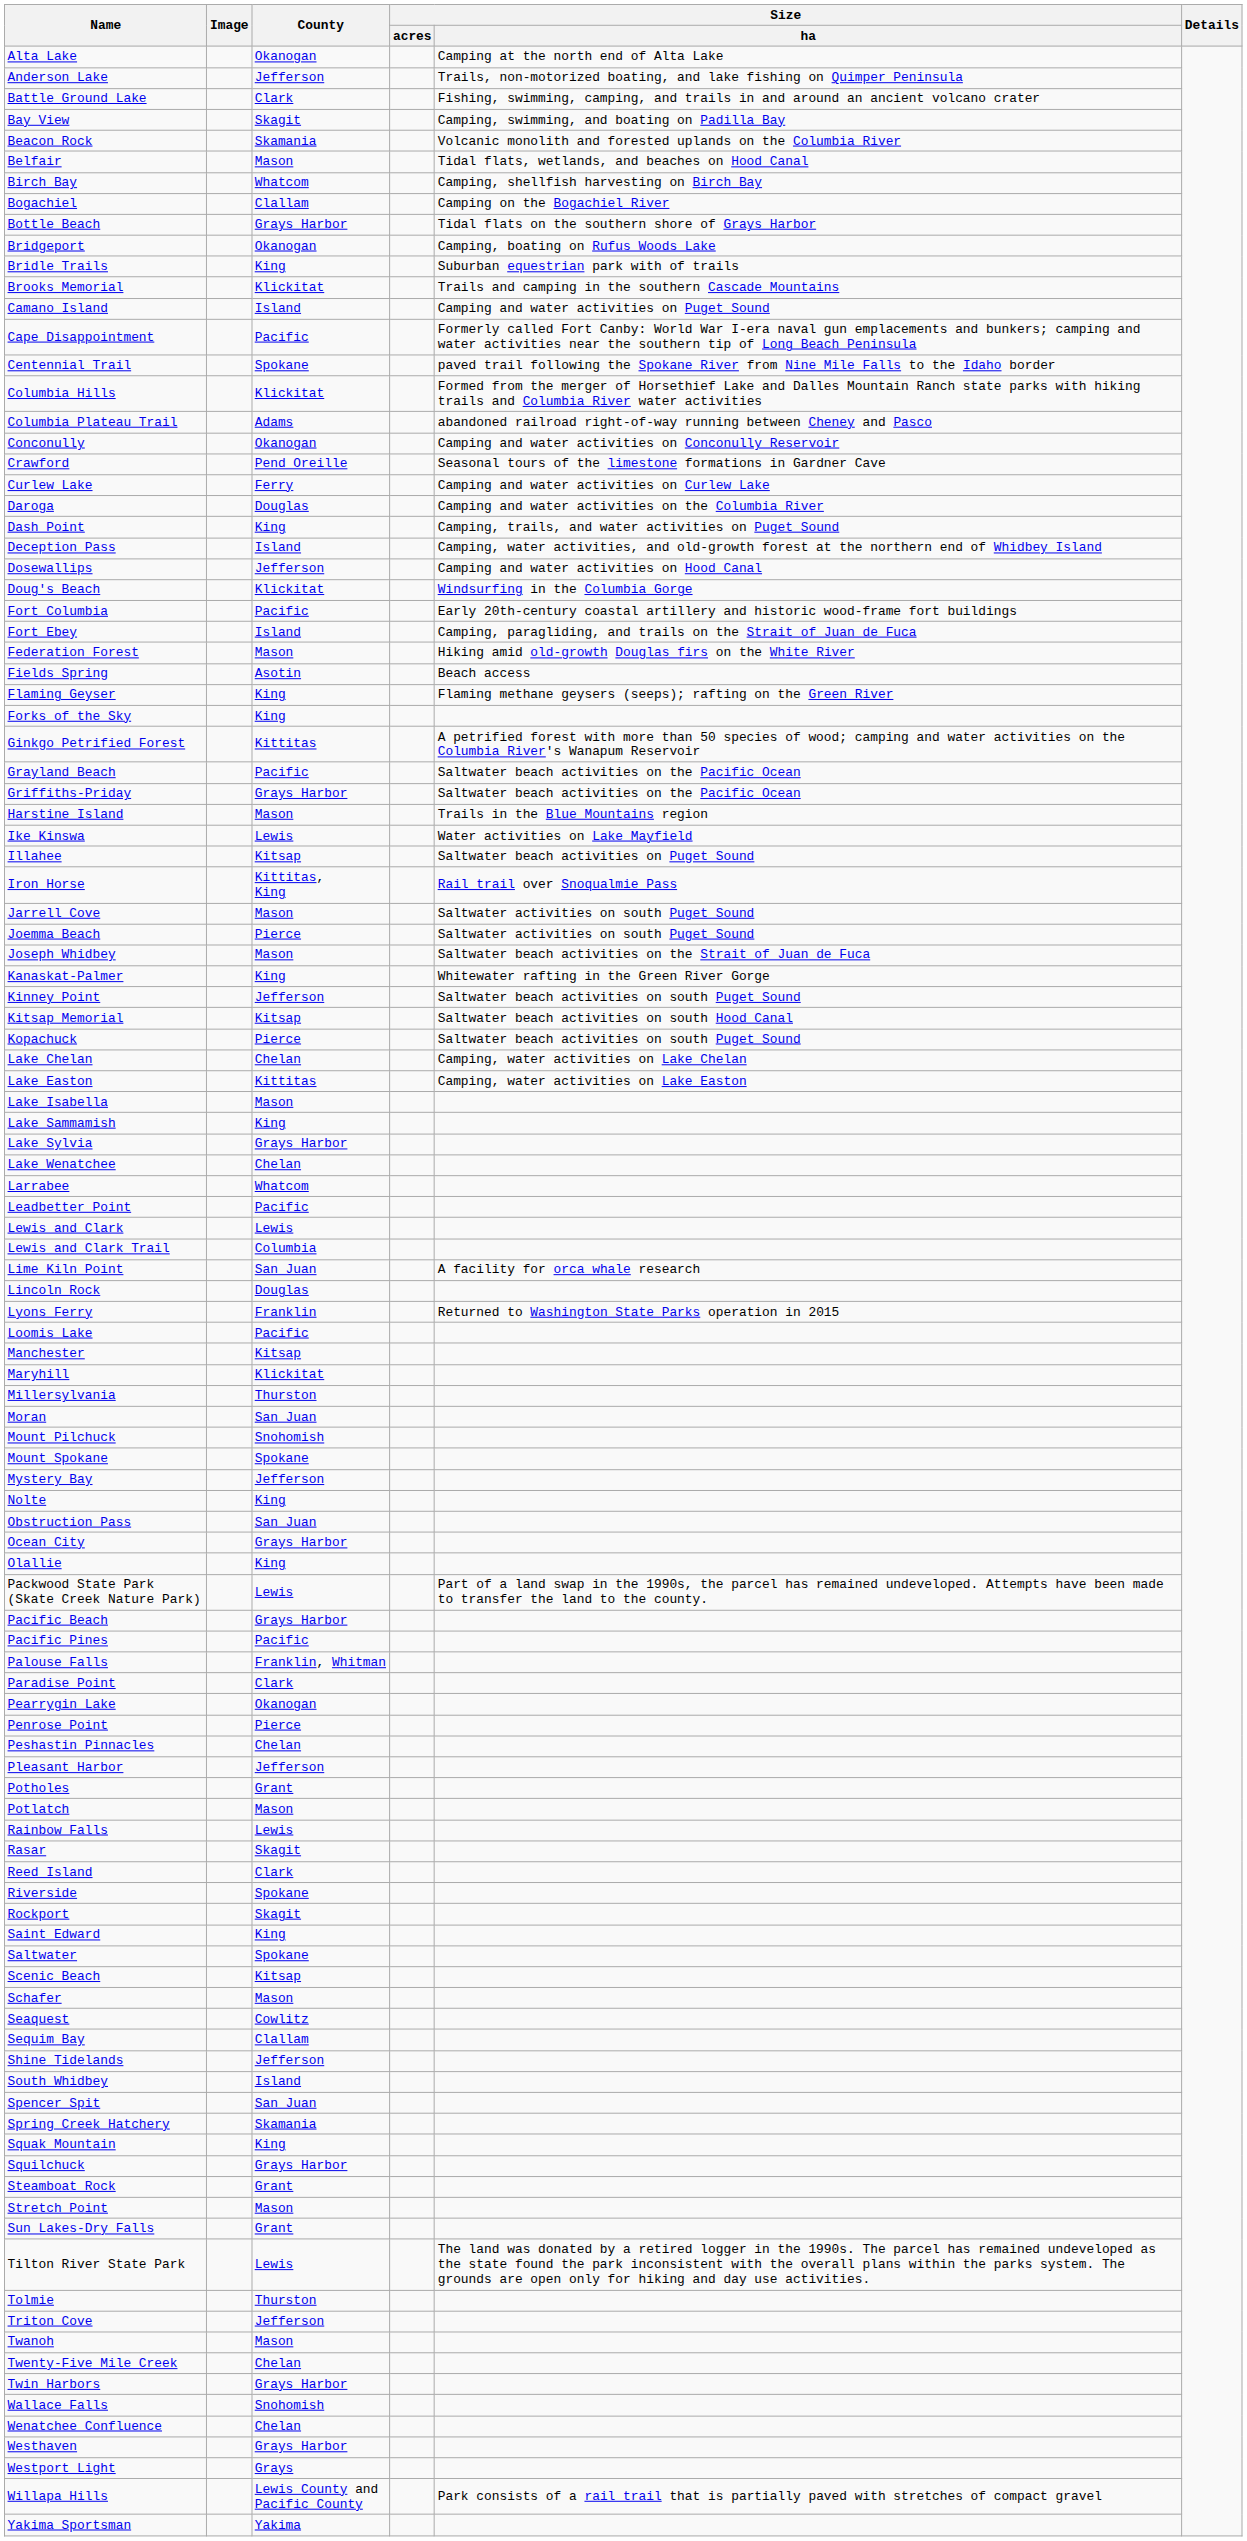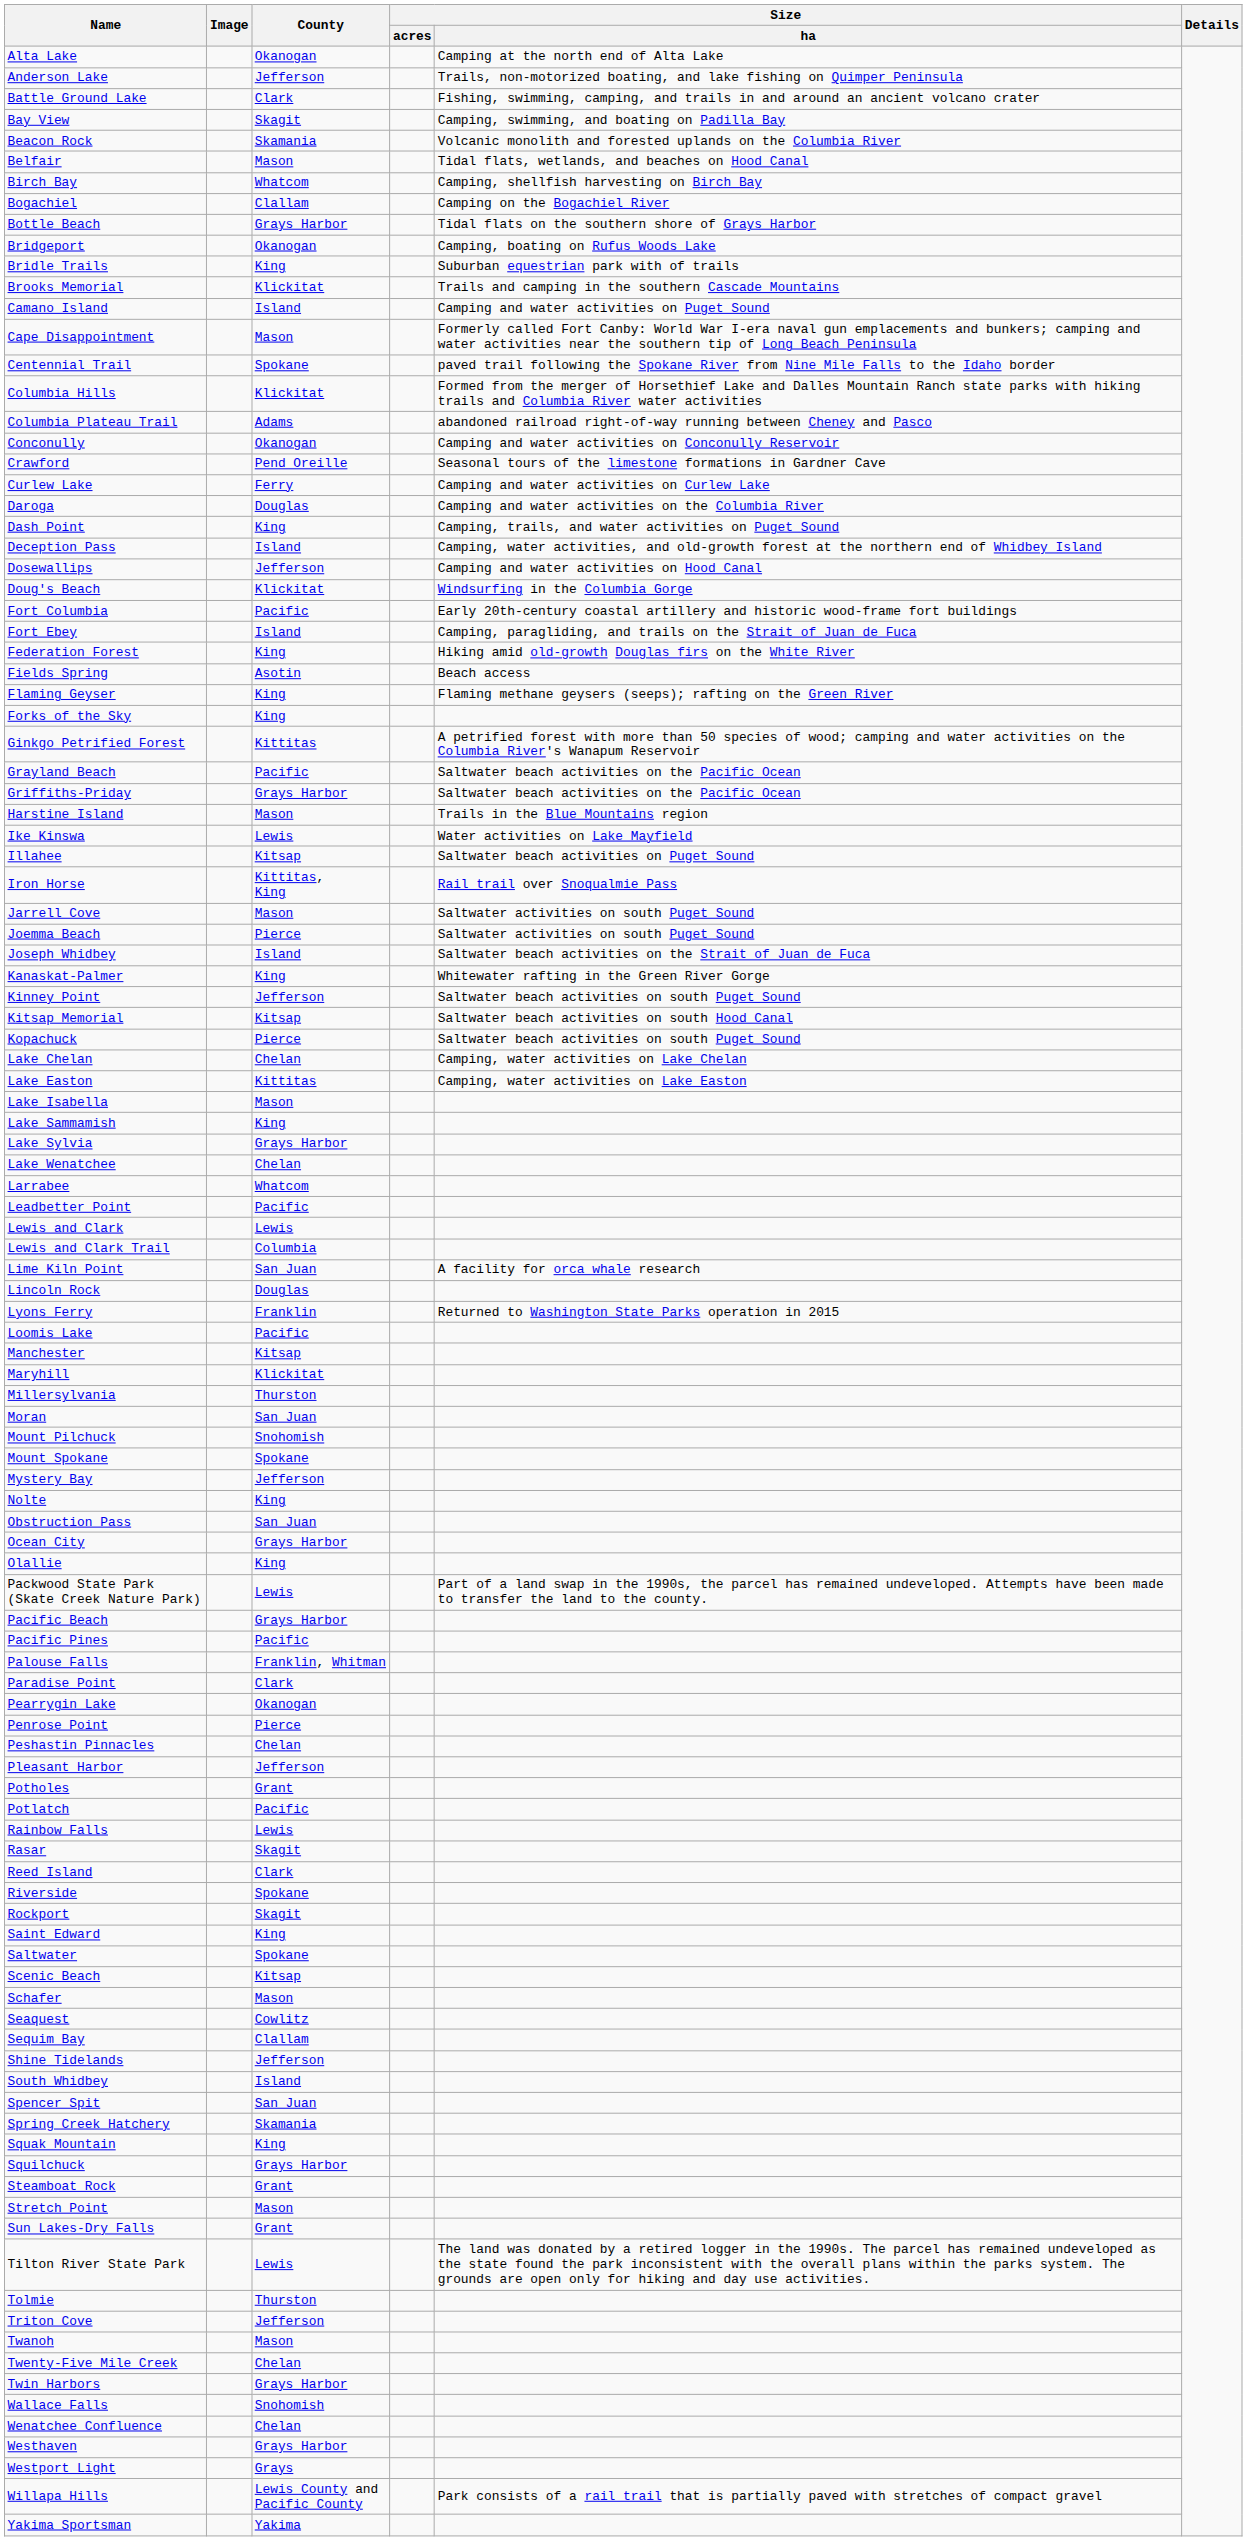(282, 337) Pacific -> (274, 337) Mason
(274, 653) Mason -> (270, 653) King
(274, 955) Mason -> (278, 955) Island
(274, 1809) Mason -> (282, 1809) Pacific
